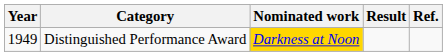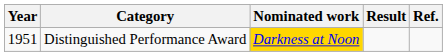(23, 39) 1949 -> (23, 39) 1951
